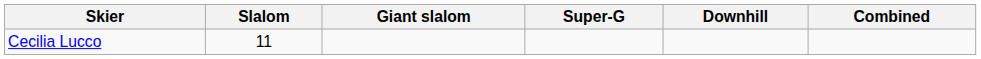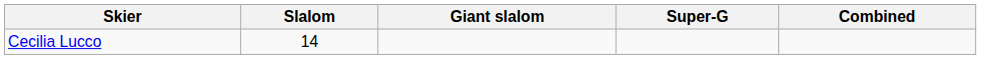- column: (736, 16)
(264, 41) 11 -> (309, 41) 14
